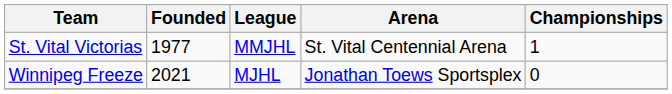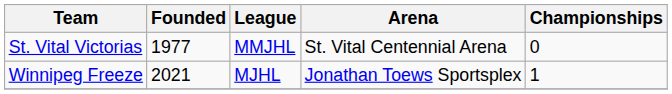(535, 46) 1 -> (535, 46) 0
(535, 74) 0 -> (535, 74) 1
